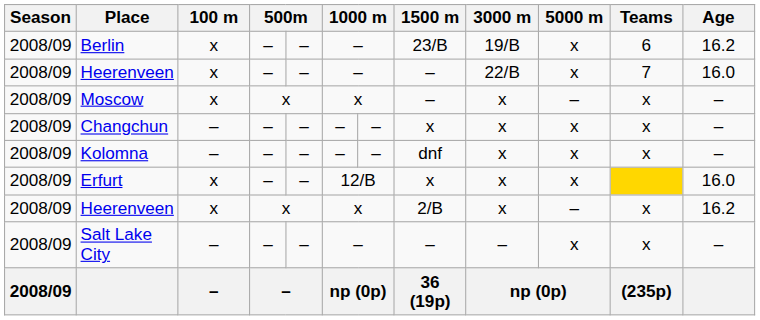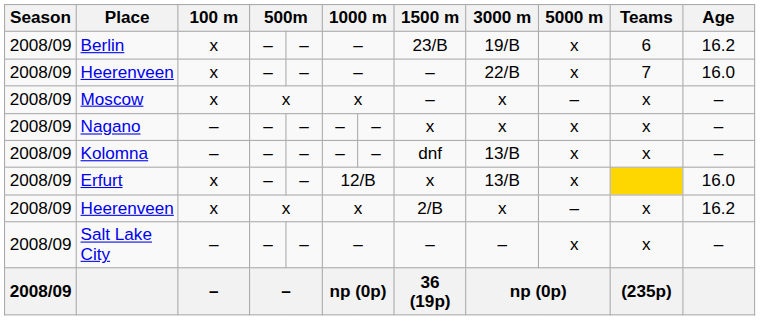- row: (124, 126)
+ row: (111, 126)
(502, 153) x -> (502, 153) 13/B
(502, 180) x -> (502, 180) 13/B
